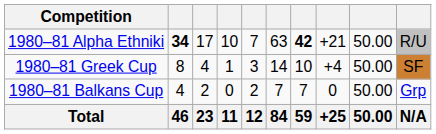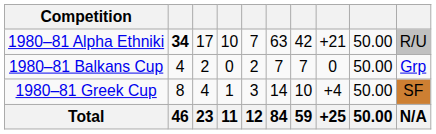(303, 41) bold -> (303, 41) normal
rows swapped: (86, 66) <-> (86, 91)
